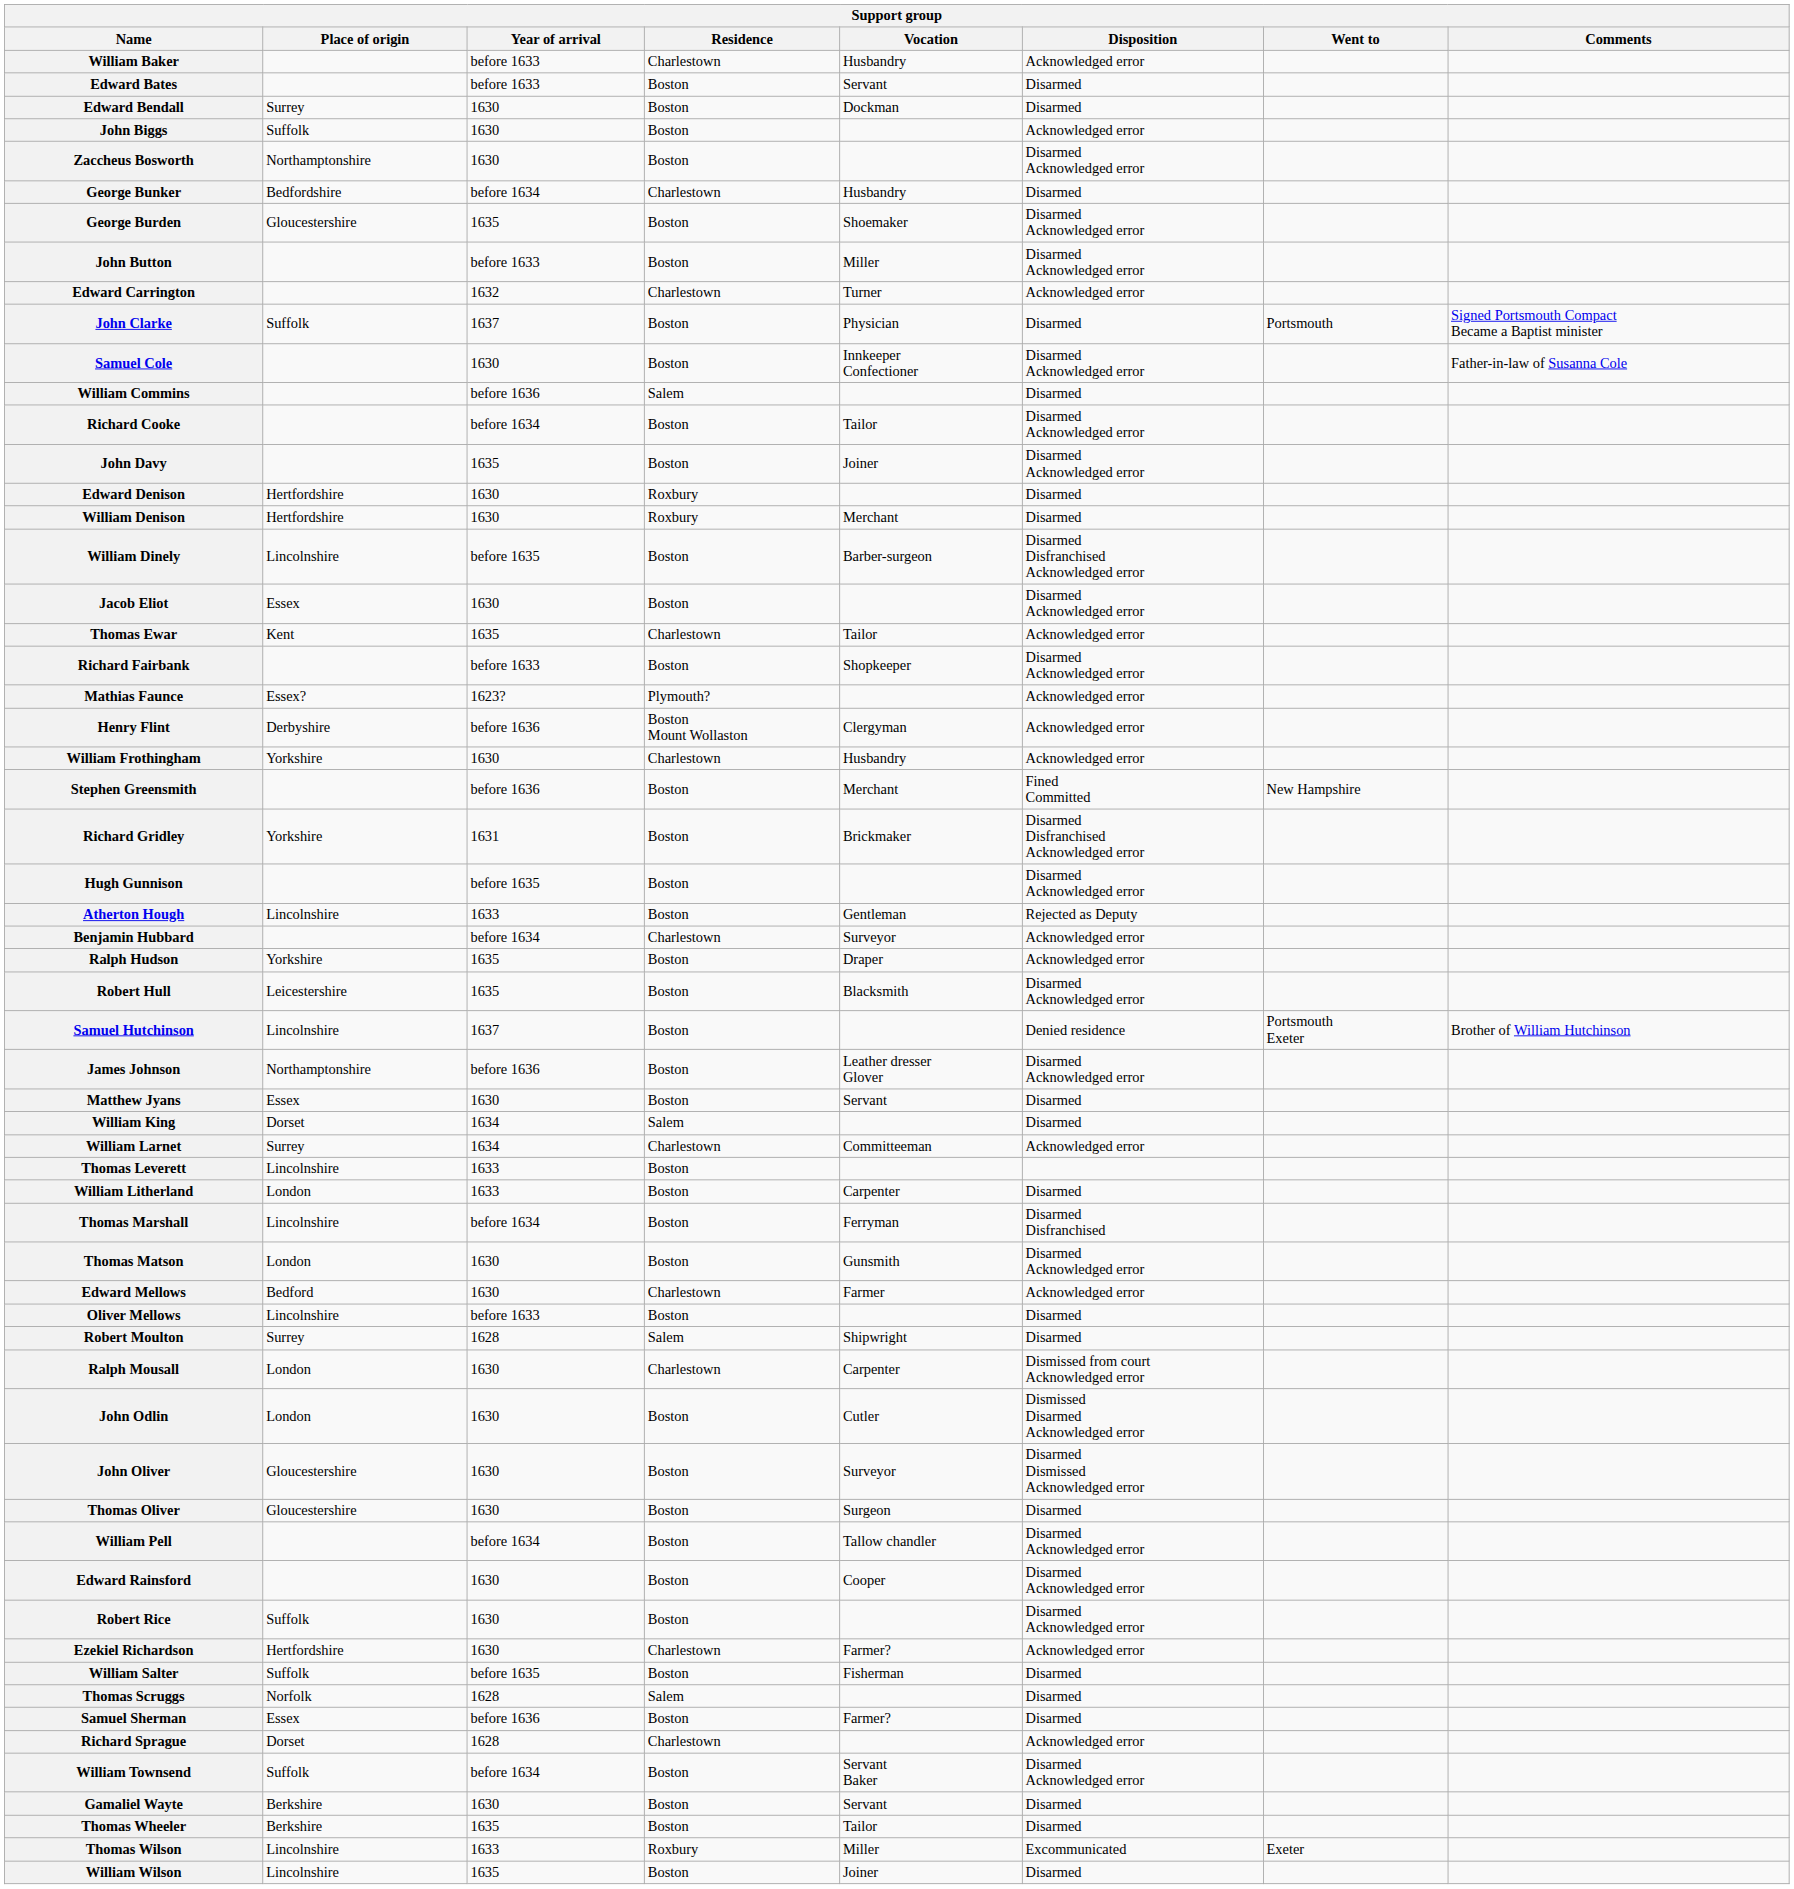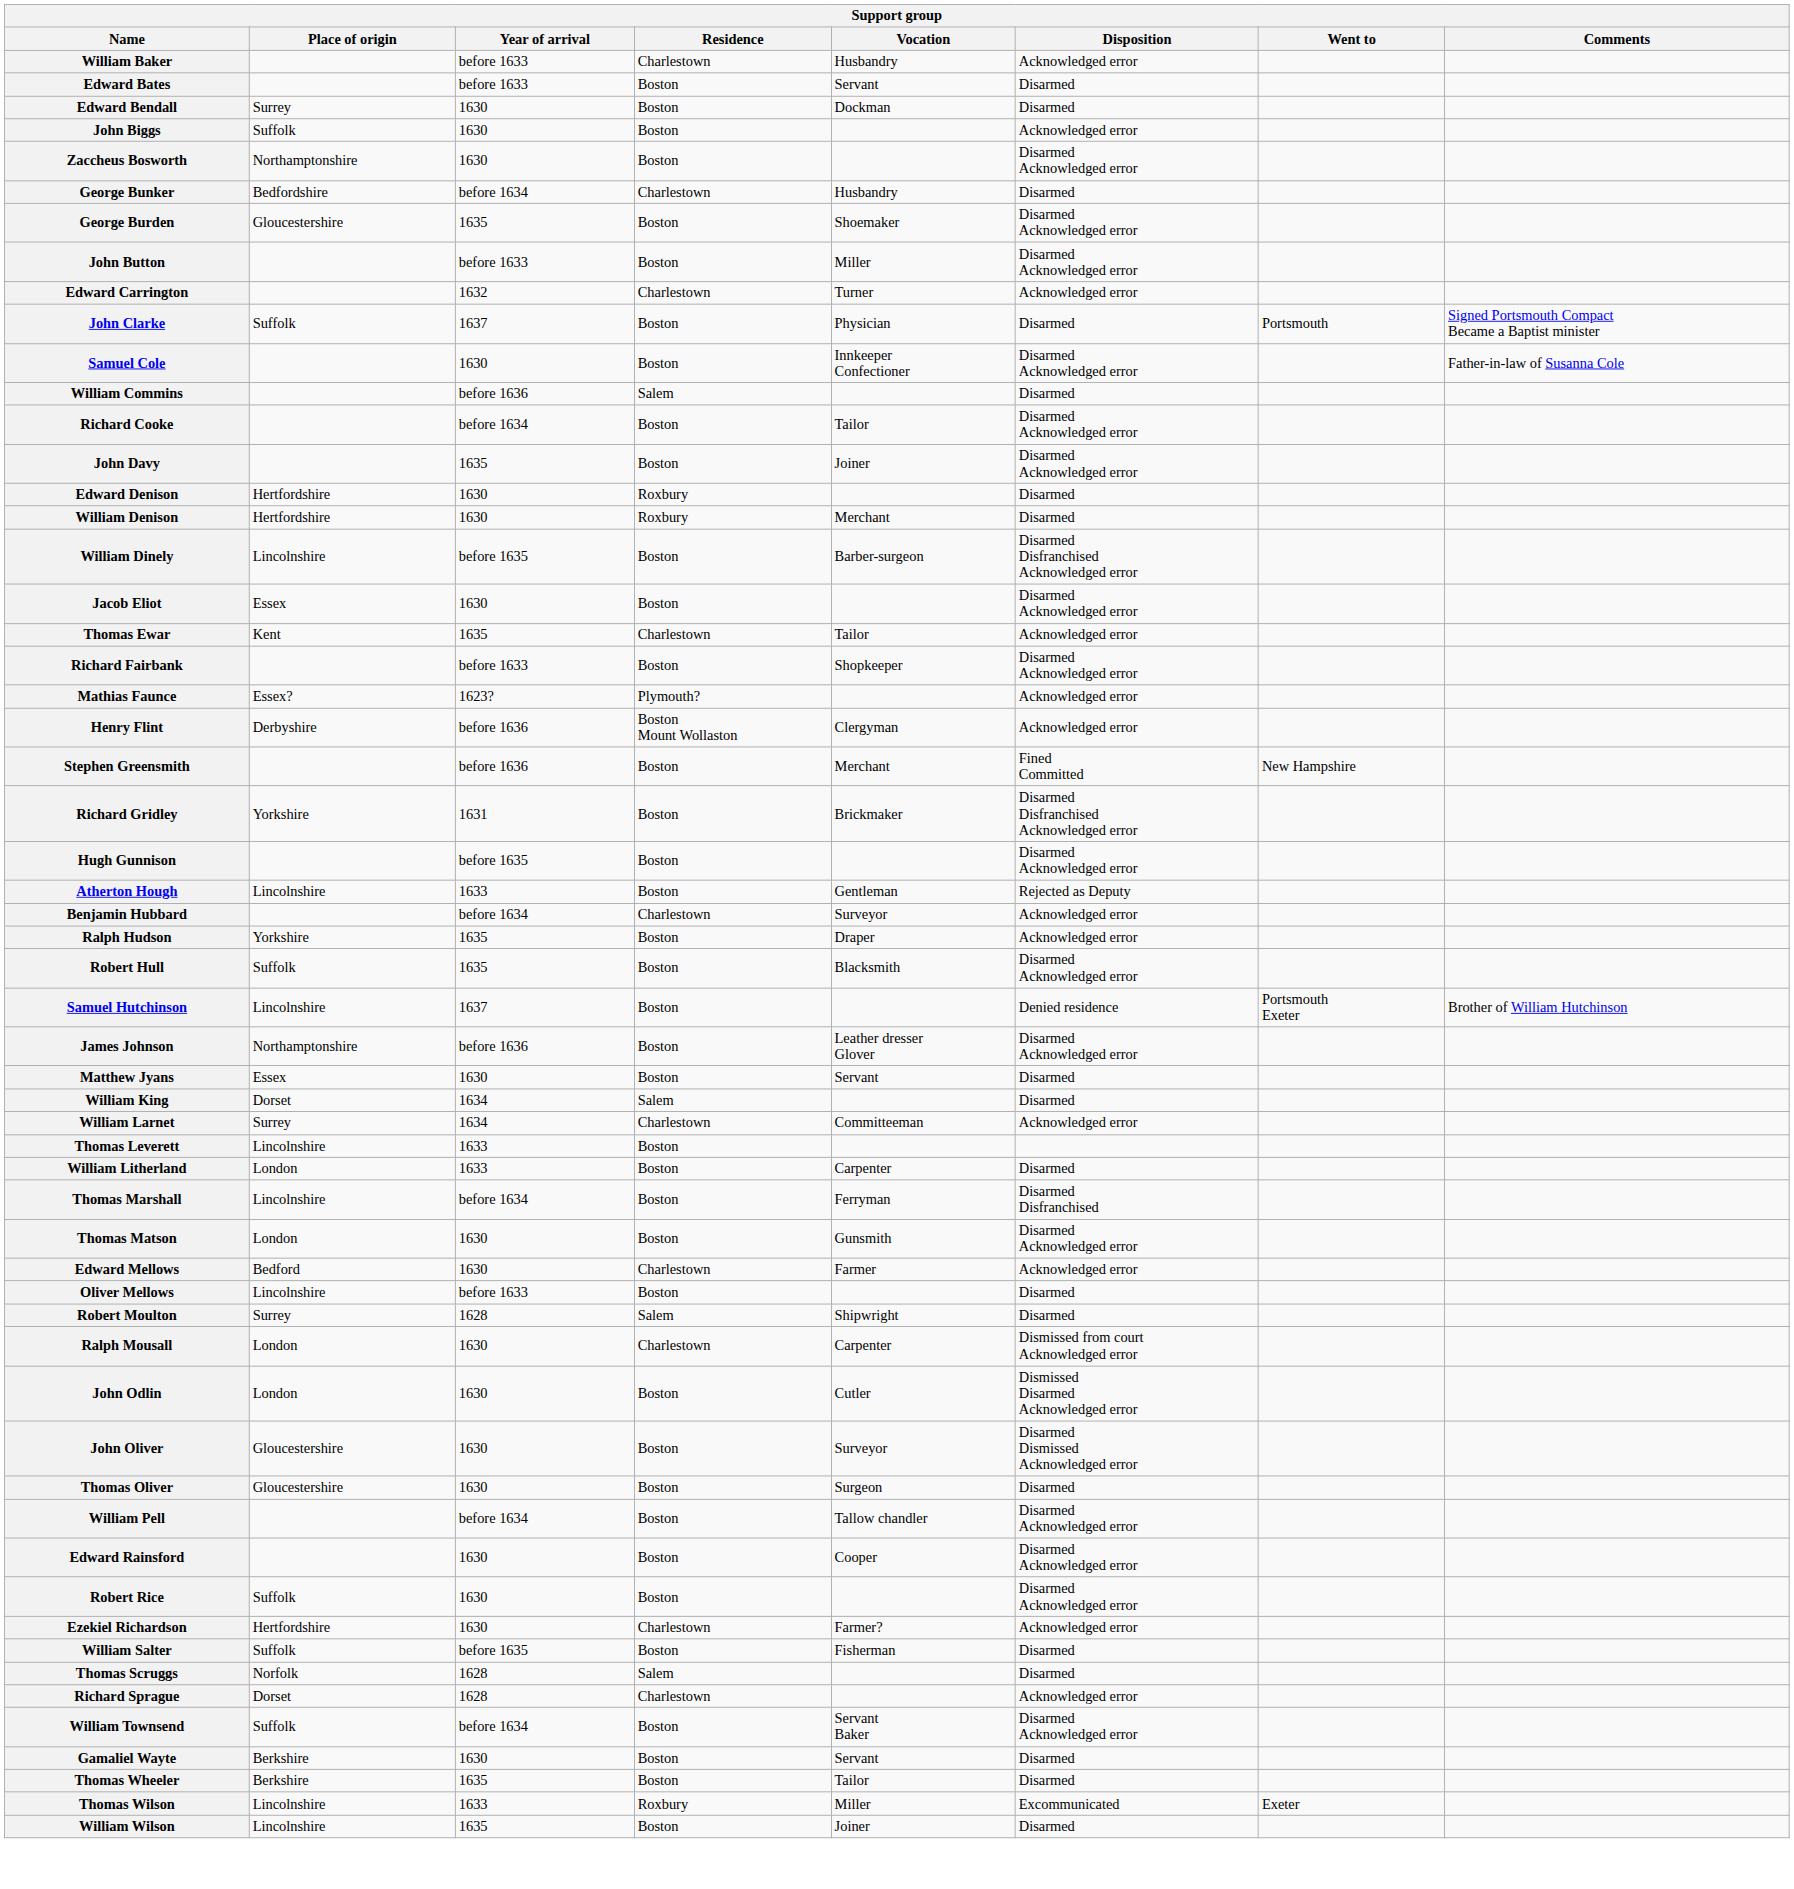- row: (134, 758)
(307, 991) Leicestershire -> (274, 968) Suffolk
- row: (134, 1718)
